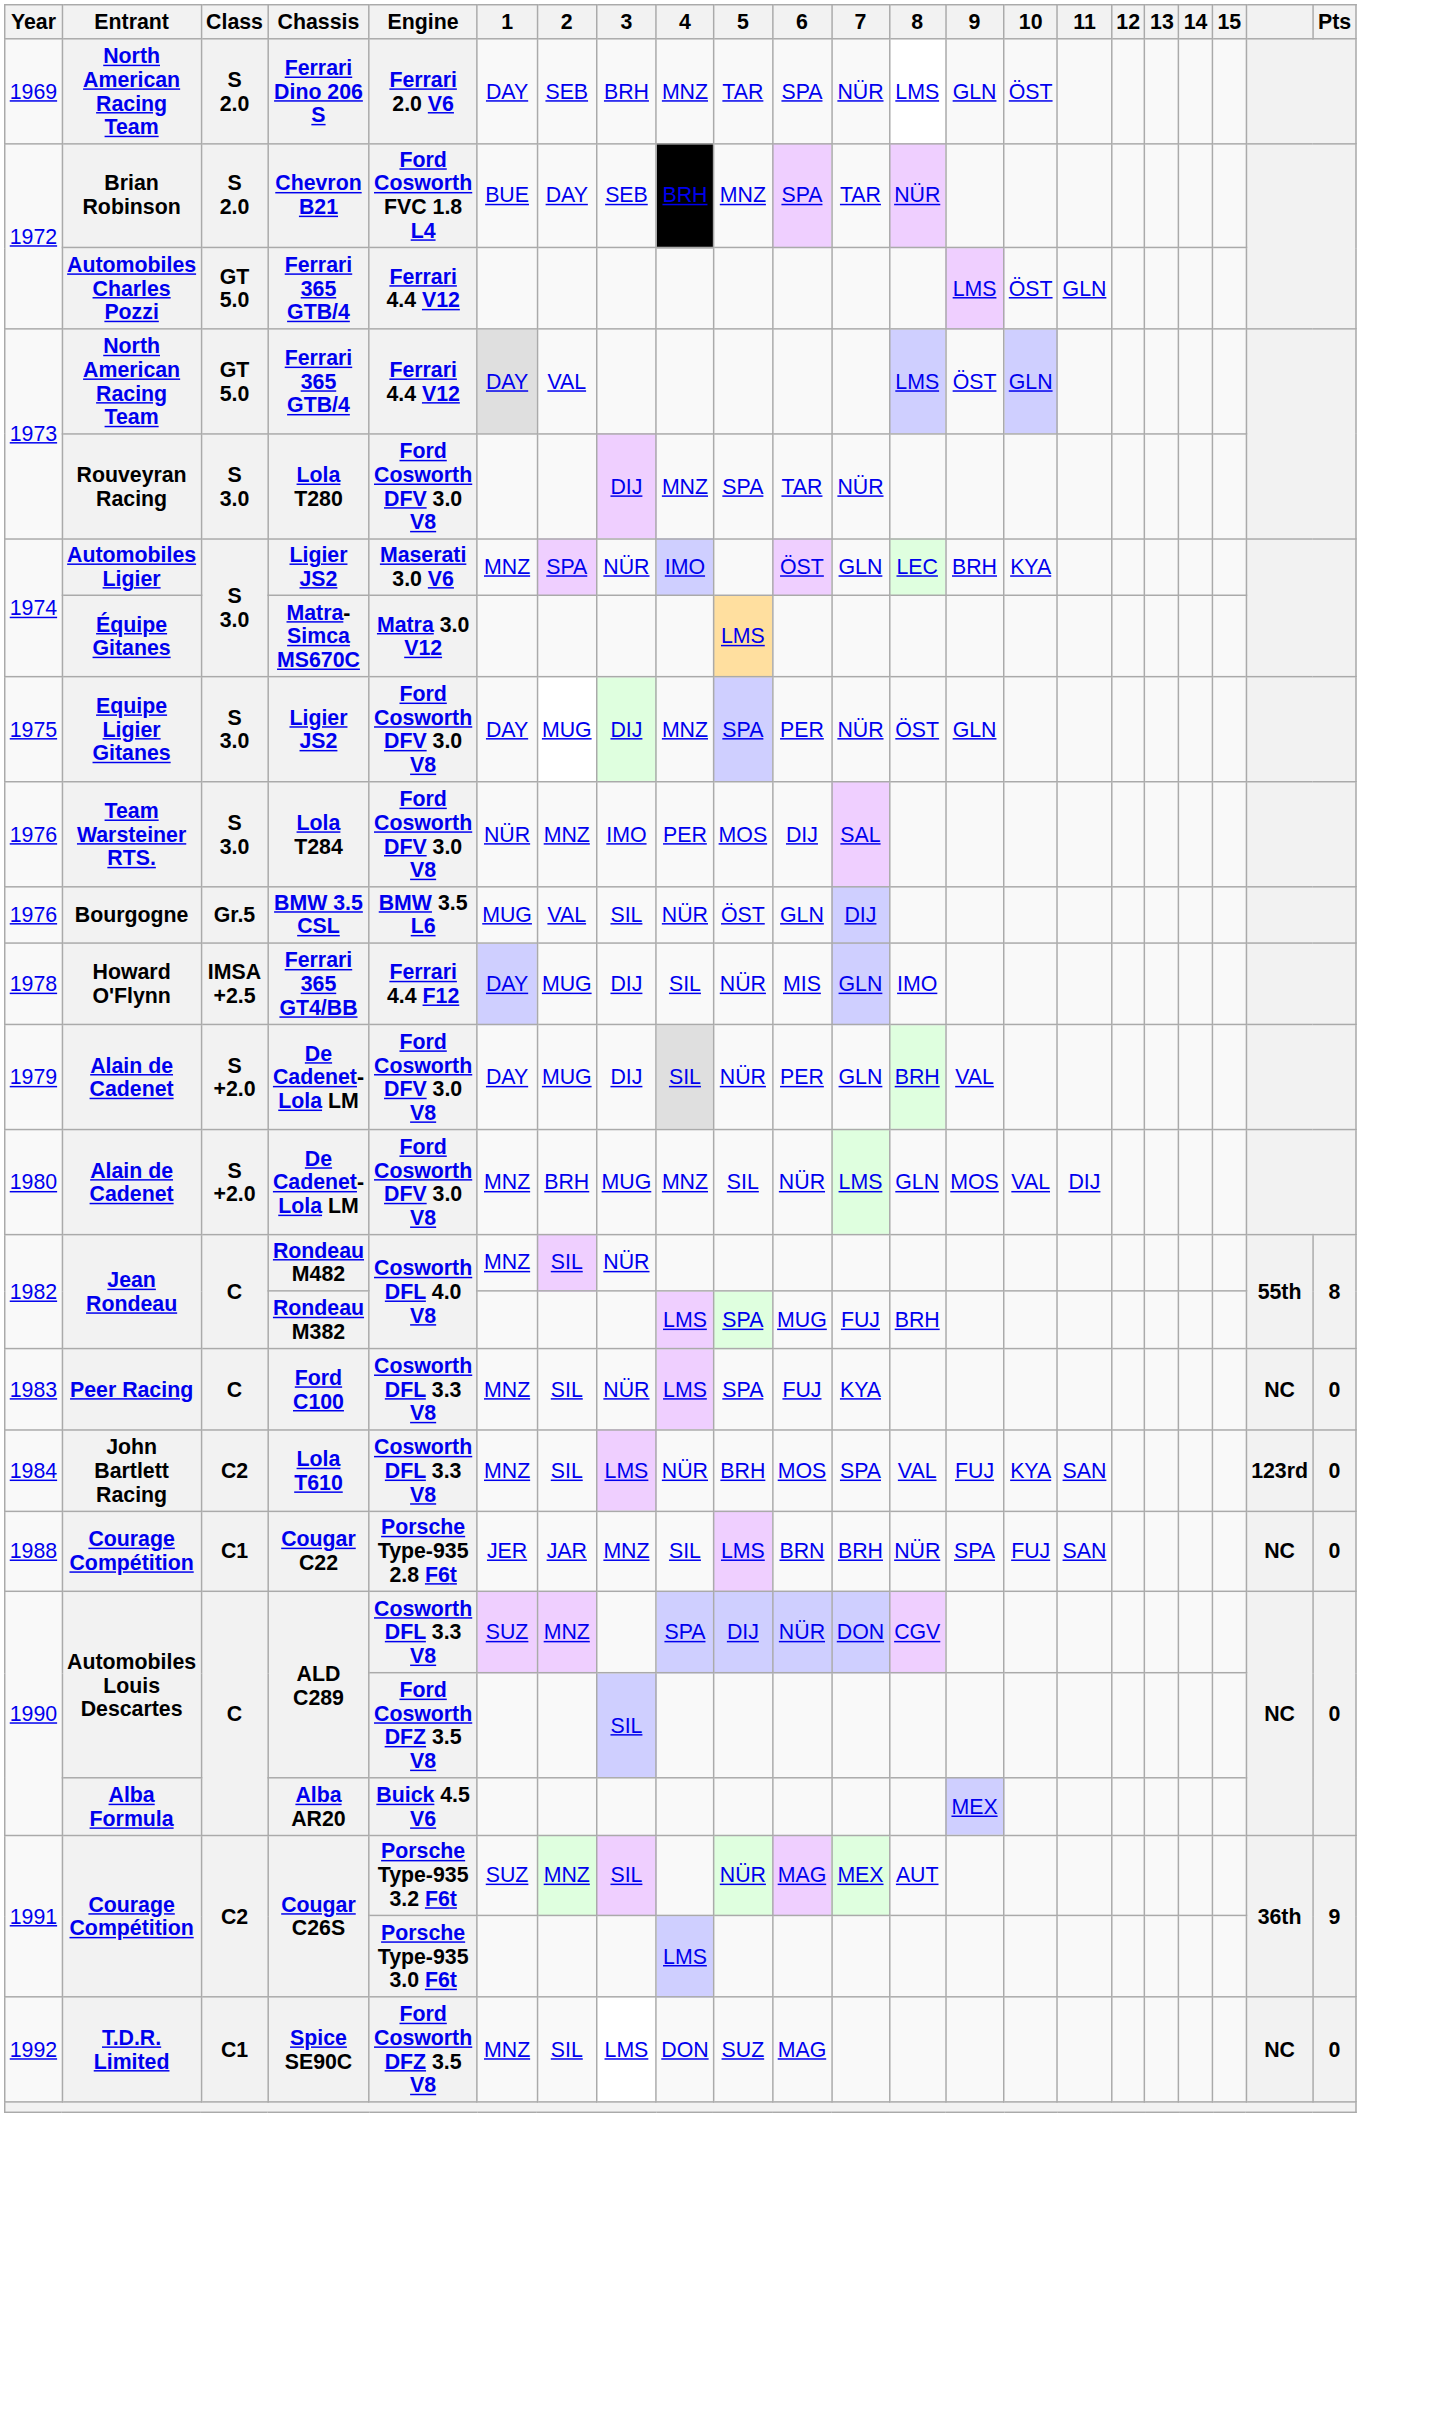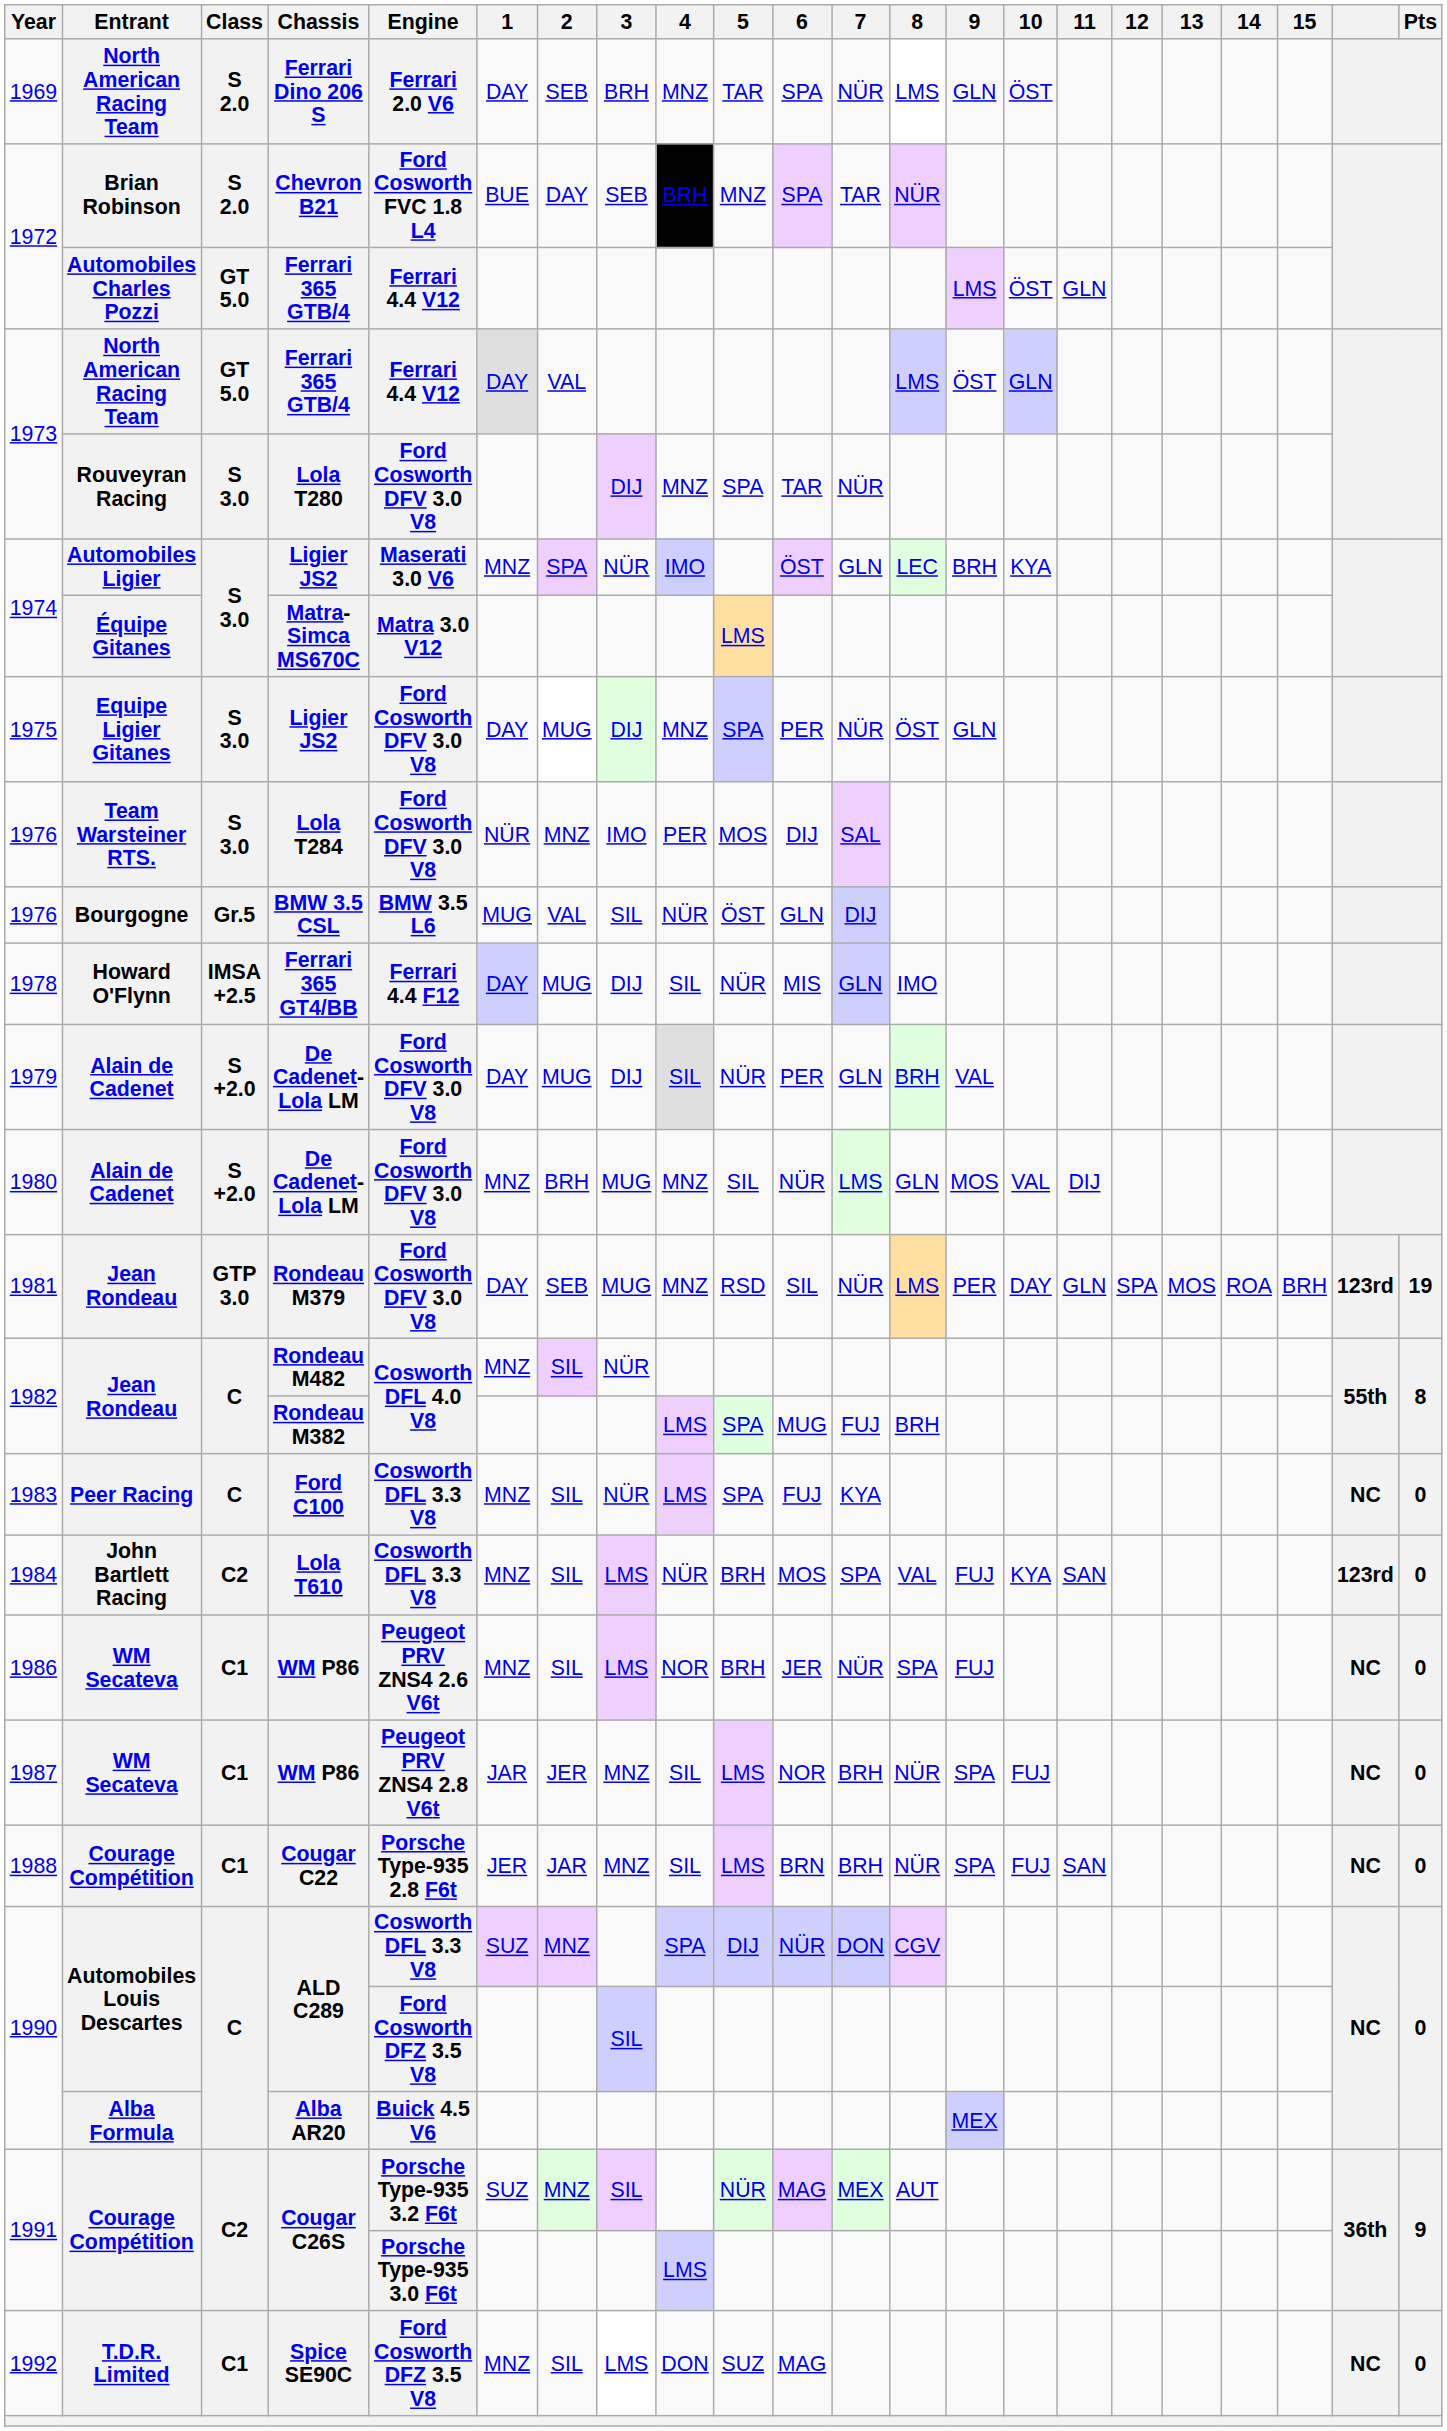+ row: (33, 1287)
+ row: (33, 1668)
+ row: (33, 1773)
